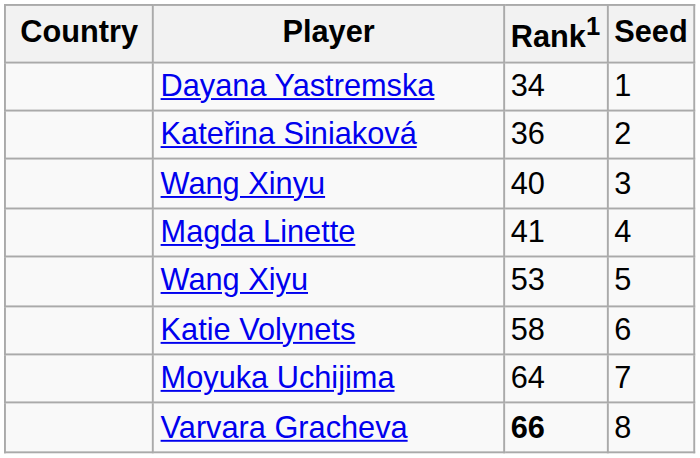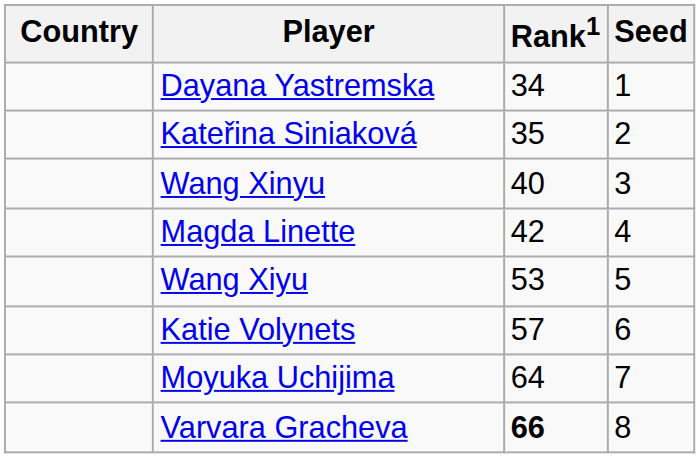(528, 134) 36 -> (528, 134) 35
(528, 232) 41 -> (528, 232) 42
(528, 329) 58 -> (528, 329) 57
